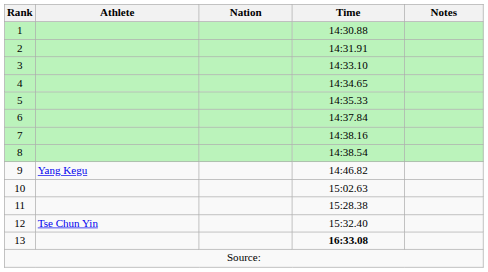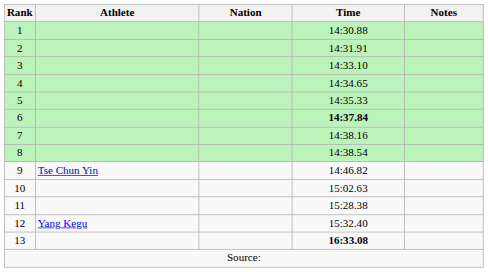(348, 118) normal -> (348, 118) bold
(62, 170) Yang Kegu -> (68, 170) Tse Chun Yin
(68, 223) Tse Chun Yin -> (62, 223) Yang Kegu
